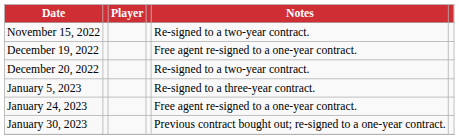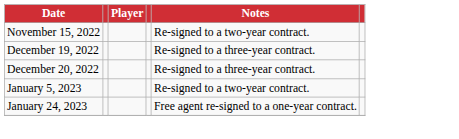(255, 50) Free agent re-signed to a one-year contract. -> (235, 50) Re-signed to a three-year contract.
(232, 69) Re-signed to a two-year contract. -> (235, 69) Re-signed to a three-year contract.
(235, 87) Re-signed to a three-year contract. -> (232, 87) Re-signed to a two-year contract.
- row: (47, 124)
